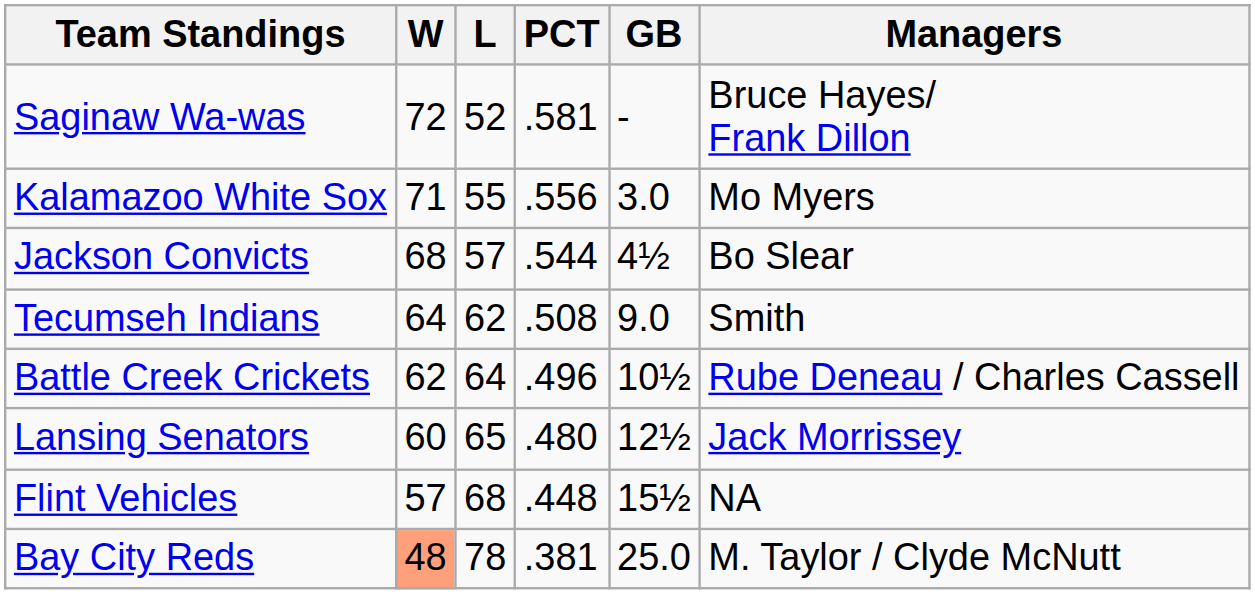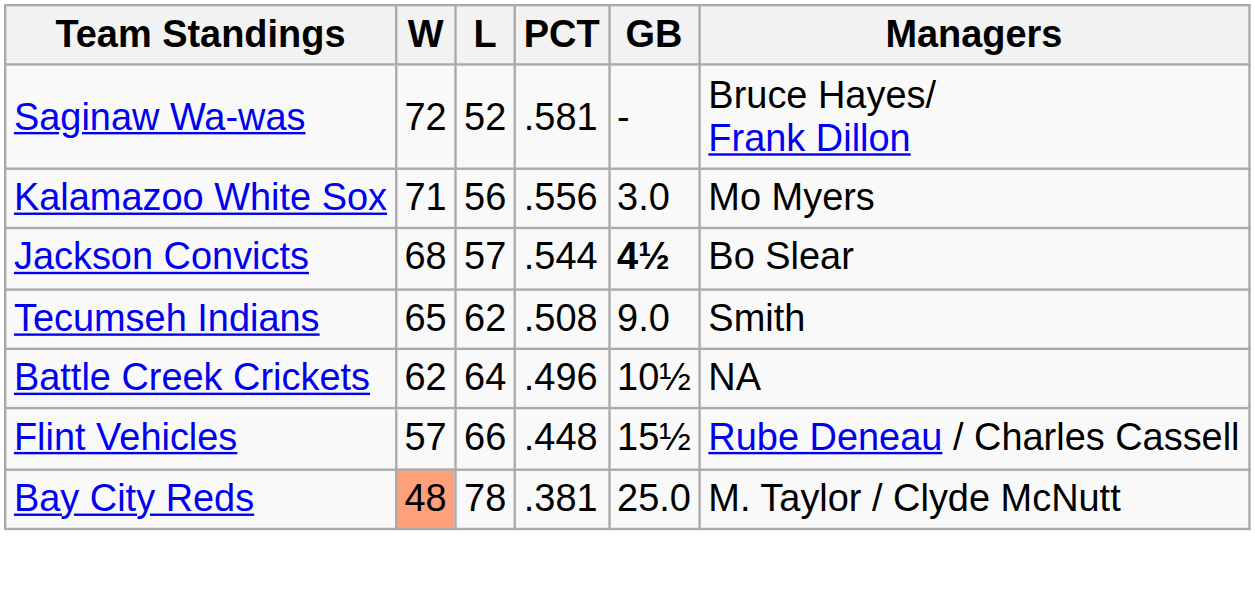(485, 197) 55 -> (485, 197) 56
(643, 257) normal -> (643, 257) bold
(426, 317) 64 -> (426, 317) 65
(974, 377) Rube Deneau / Charles Cassell -> (735, 377) NA
- row: (161, 438)
(485, 498) 68 -> (485, 438) 66
(735, 498) NA -> (974, 438) Rube Deneau / Charles Cassell
